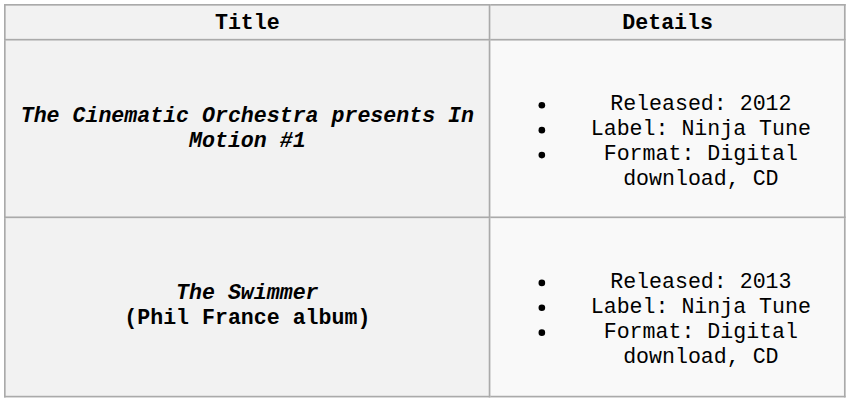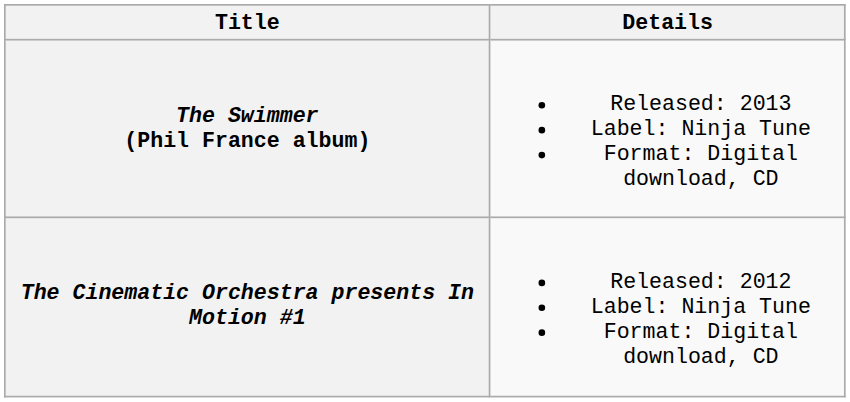rows swapped: (247, 129) <-> (247, 307)
